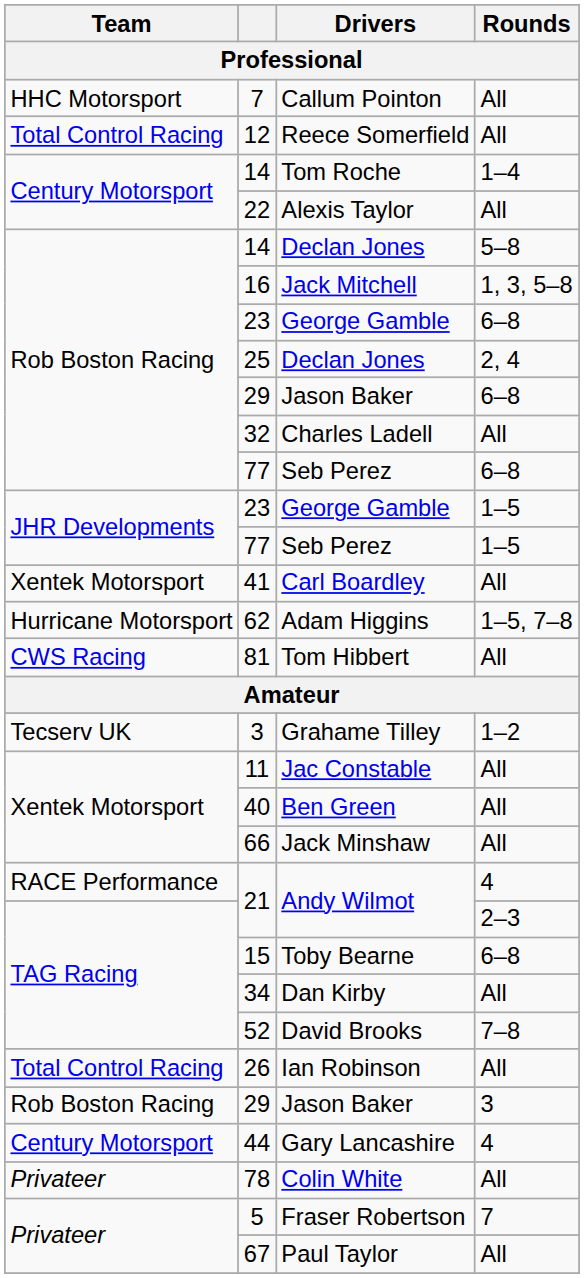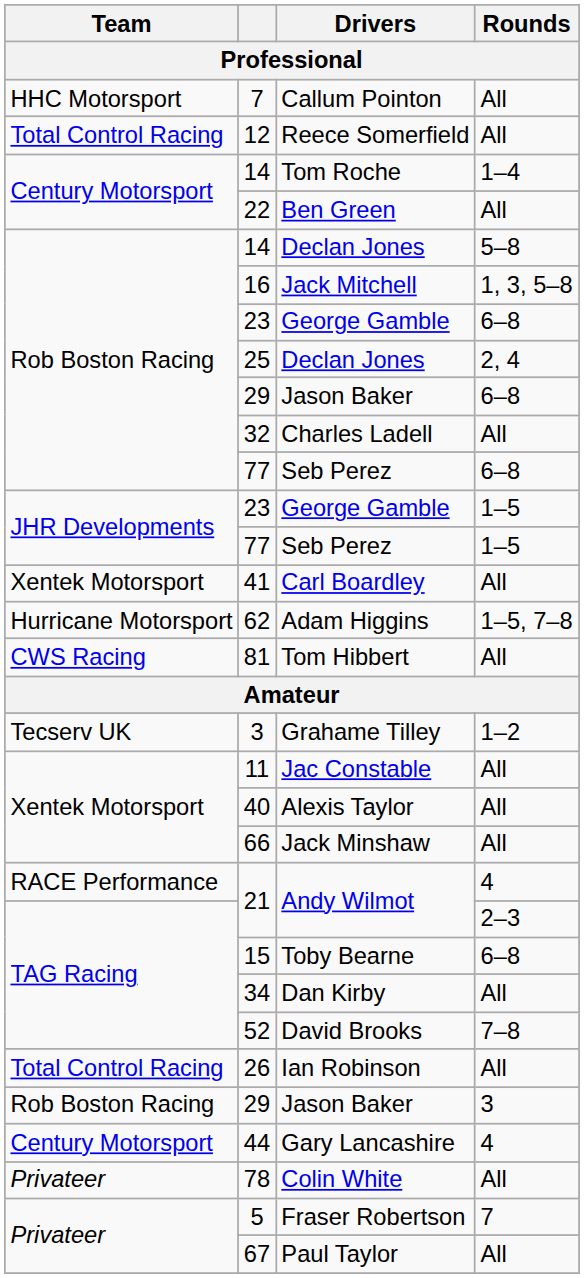(348, 210) Alexis Taylor -> (339, 210) Ben Green
(339, 806) Ben Green -> (348, 806) Alexis Taylor
